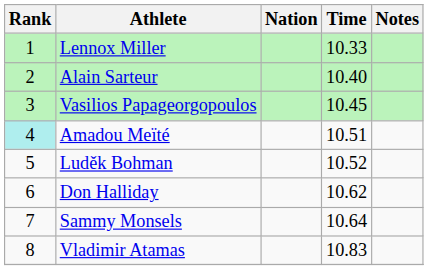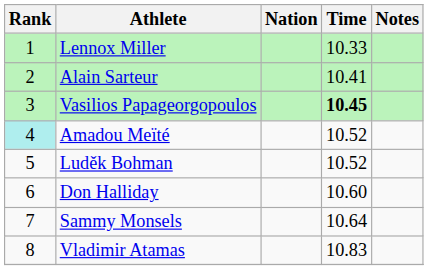(347, 76) 10.40 -> (347, 76) 10.41
(347, 105) normal -> (347, 105) bold
(347, 134) 10.51 -> (347, 134) 10.52
(347, 192) 10.62 -> (347, 192) 10.60
